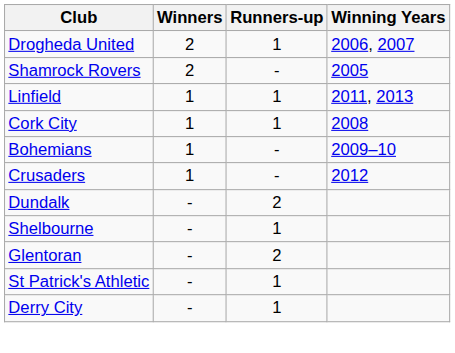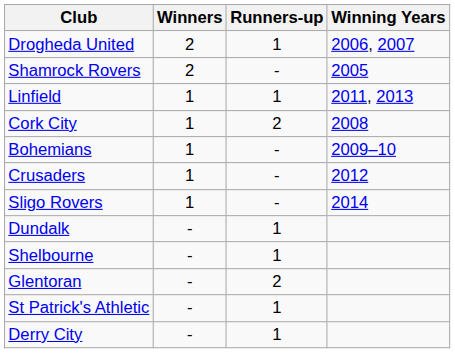(277, 123) 1 -> (277, 123) 2
+ row: (56, 202)
(277, 202) 2 -> (277, 228) 1
